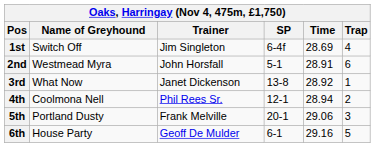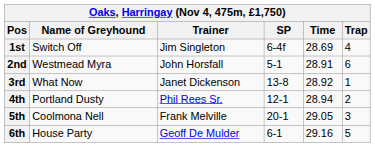(68, 99) Coolmona Nell -> (68, 99) Portland Dusty
(68, 116) Portland Dusty -> (68, 116) Coolmona Nell
(319, 116) 29.06 -> (319, 116) 29.05
